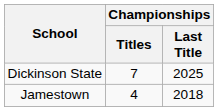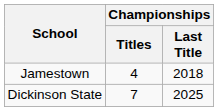rows swapped: (55, 73) <-> (55, 95)
